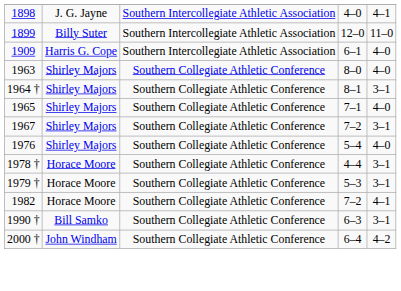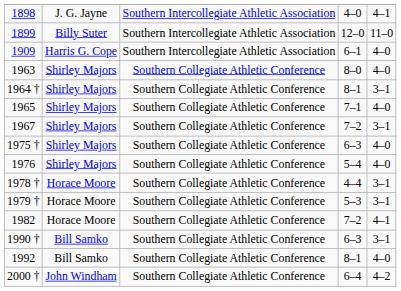+ row: (23, 145)
+ row: (23, 257)
